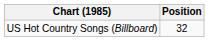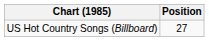(182, 28) 32 -> (182, 28) 27
